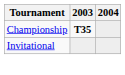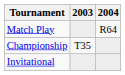+ row: (31, 29)
(83, 29) bold -> (83, 45) normal
